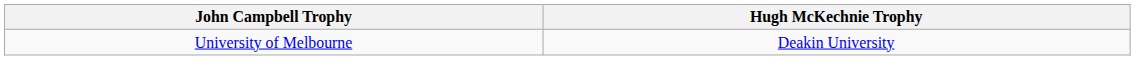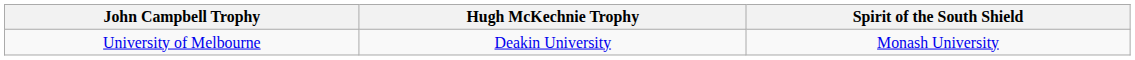+ column: (938, 17)
